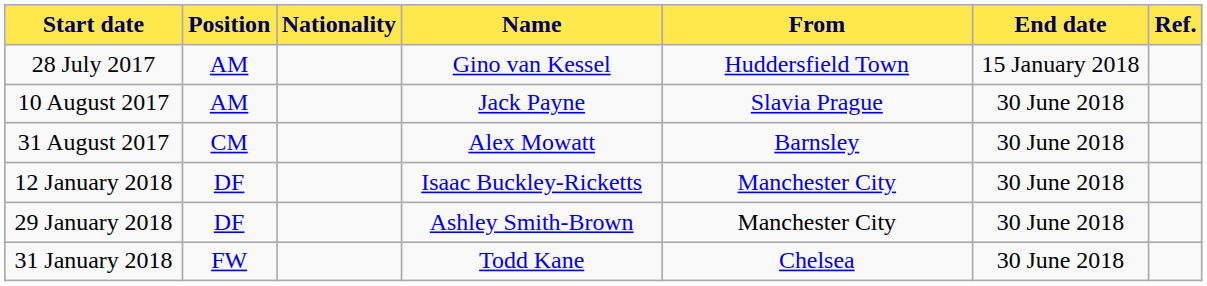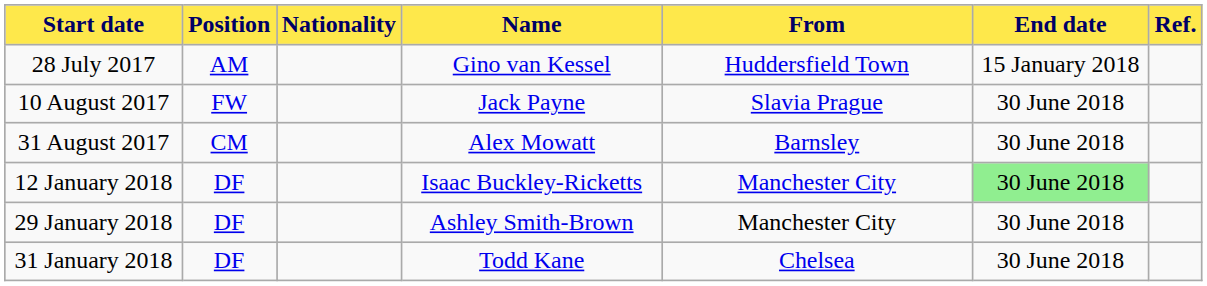(229, 103) AM -> (229, 103) FW
(1060, 182) no background -> (1060, 182) lightgreen background
(229, 261) FW -> (229, 261) DF
